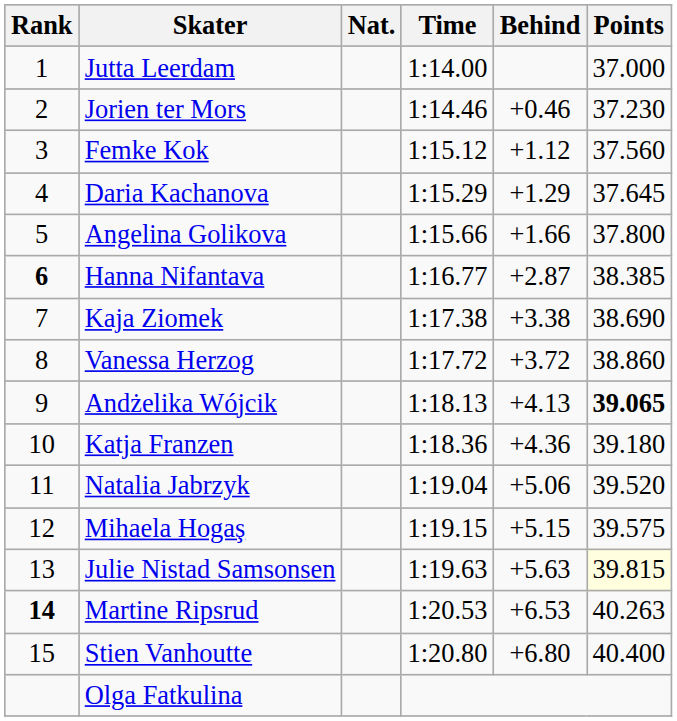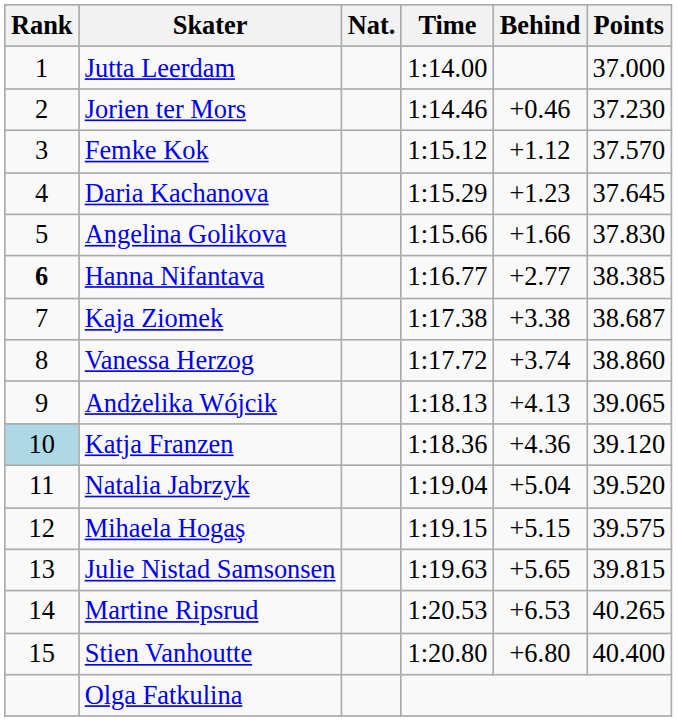(629, 151) 37.560 -> (629, 151) 37.570
(540, 192) +1.29 -> (540, 192) +1.23
(629, 234) 37.800 -> (629, 234) 37.830
(540, 276) +2.87 -> (540, 276) +2.77
(629, 318) 38.690 -> (629, 318) 38.687
(540, 360) +3.72 -> (540, 360) +3.74
(629, 402) bold -> (629, 402) normal
(42, 444) no background -> (42, 444) lightblue background
(629, 444) 39.180 -> (629, 444) 39.120
(540, 485) +5.06 -> (540, 485) +5.04
(540, 569) +5.63 -> (540, 569) +5.65
(629, 569) lightyellow background -> (629, 569) no background
(42, 611) bold -> (42, 611) normal
(629, 611) 40.263 -> (629, 611) 40.265
